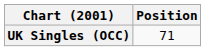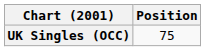(167, 36) 71 -> (167, 36) 75
